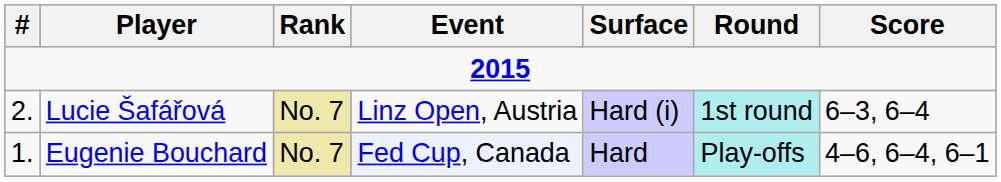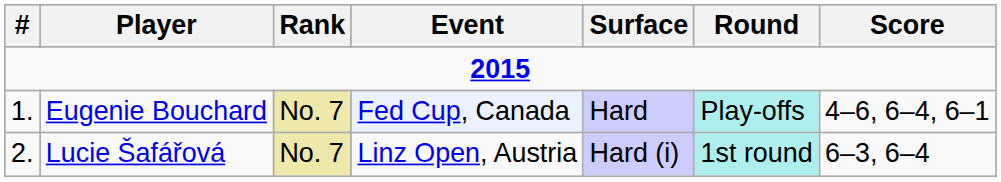rows swapped: (156, 153) <-> (135, 111)
